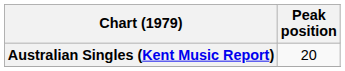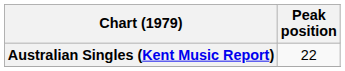(309, 54) 20 -> (309, 54) 22
